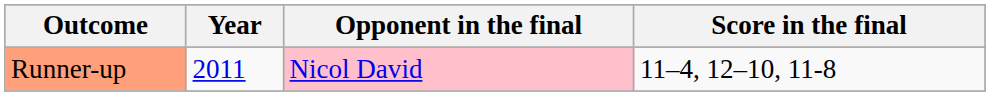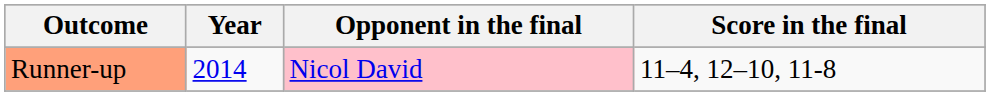(219, 68) 2011 -> (220, 68) 2014
